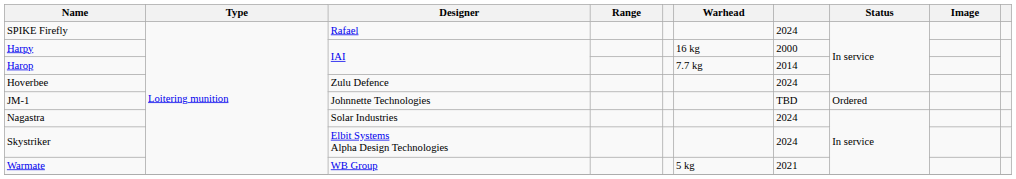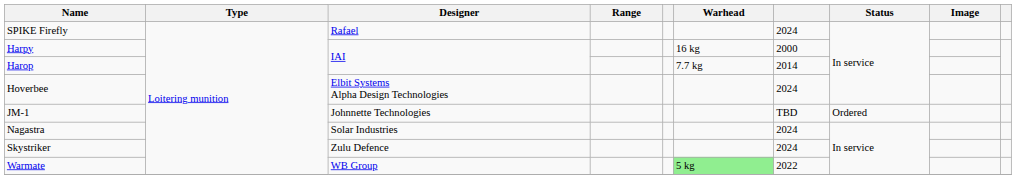(360, 82) Zulu Defence -> (390, 89) Elbit Systems Alpha Design Technologies
(390, 141) Elbit Systems Alpha Design Technologies -> (360, 147) Zulu Defence
(685, 165) no background -> (685, 165) lightgreen background
(787, 165) 2021 -> (787, 165) 2022
